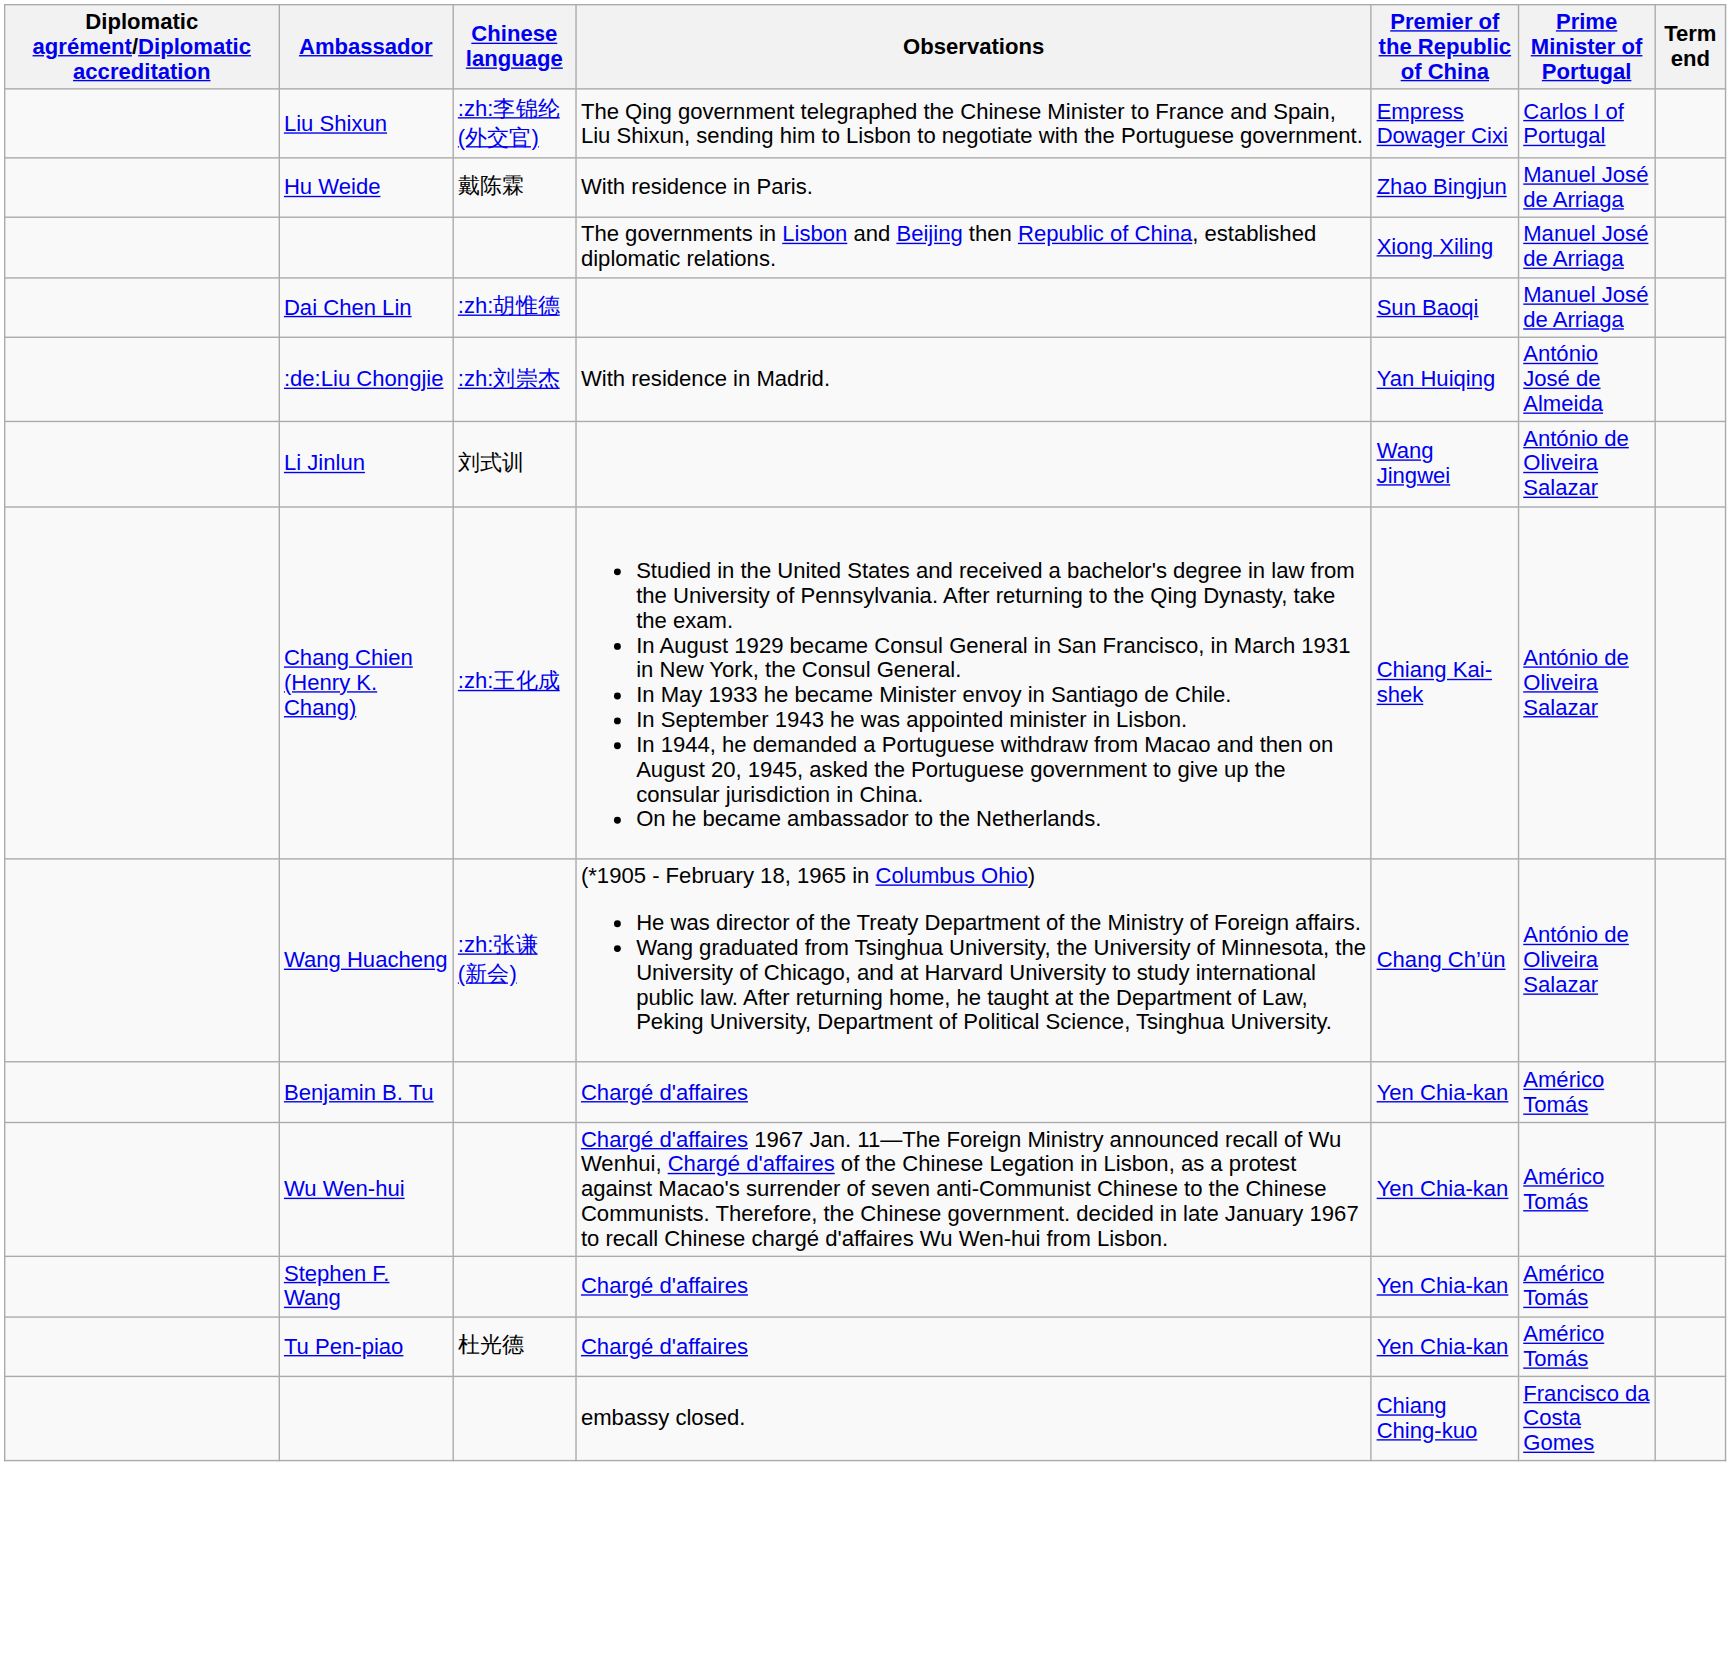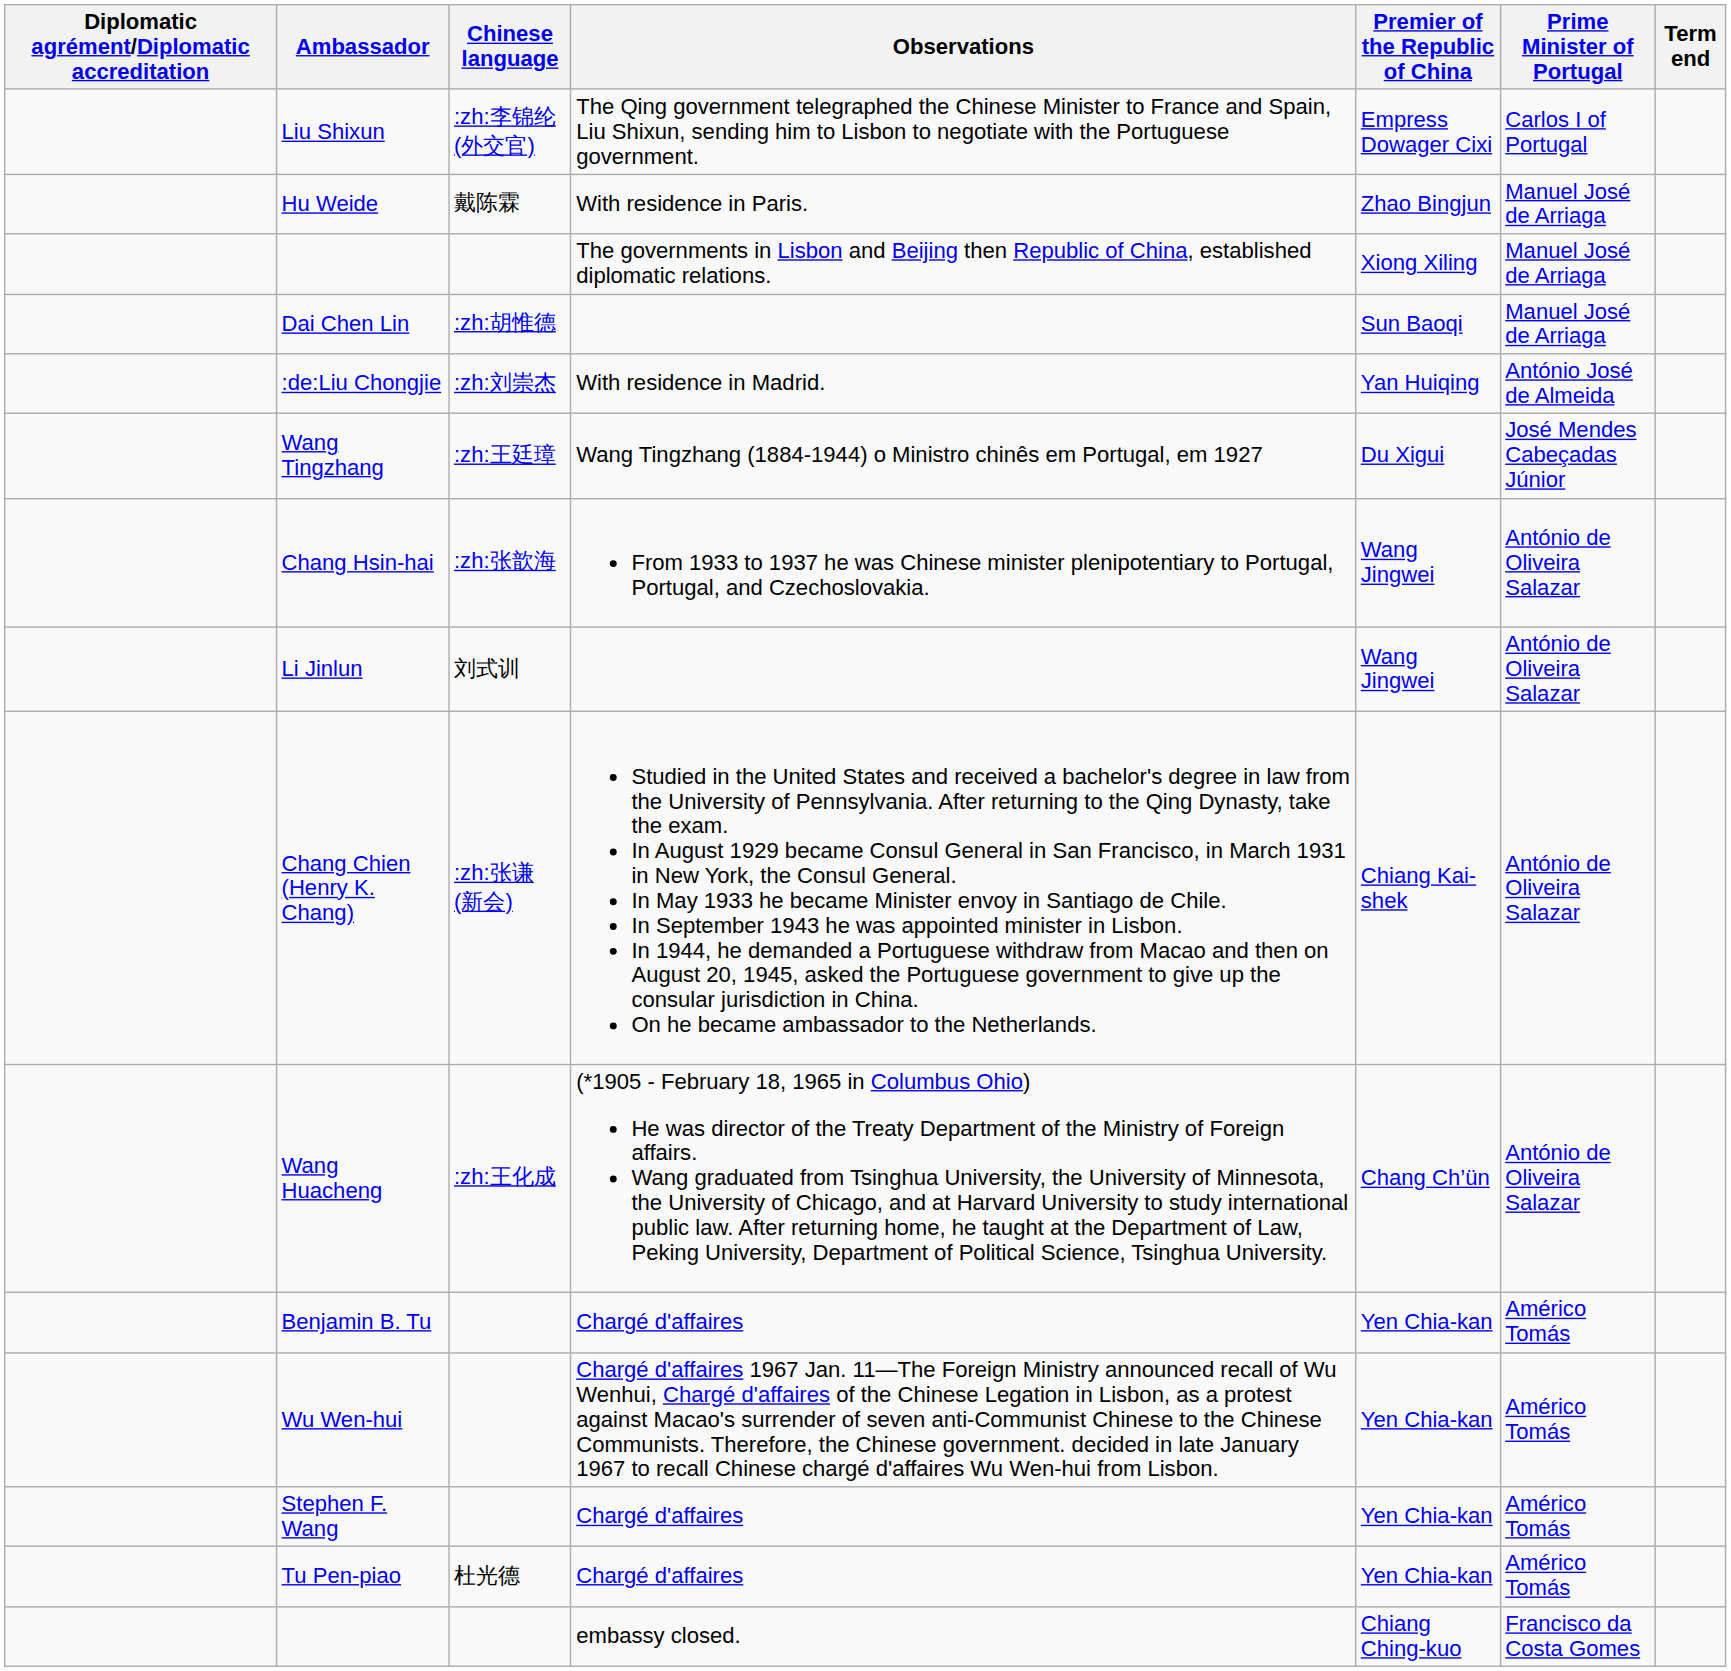+ row: (333, 455)
+ row: (358, 562)
(509, 681) :zh:王化成 -> (494, 887) :zh:张谦 (新会)
(498, 959) :zh:张谦 (新会) -> (505, 1177) :zh:王化成
